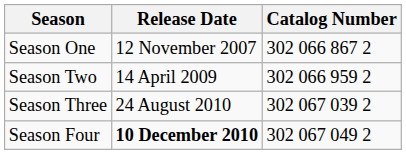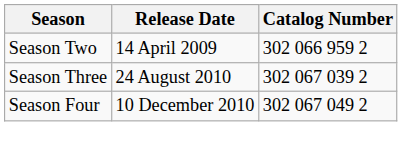- row: (52, 47)
(187, 134) bold -> (185, 105) normal
